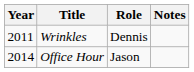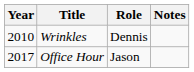(21, 36) 2011 -> (21, 36) 2010
(21, 57) 2014 -> (21, 57) 2017
